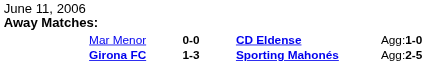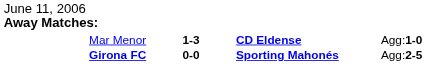(191, 40) 0-0 -> (191, 40) 1-3
(191, 55) 1-3 -> (191, 55) 0-0
